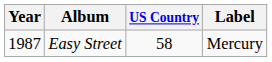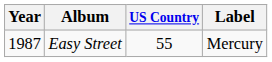(164, 43) 58 -> (164, 43) 55
